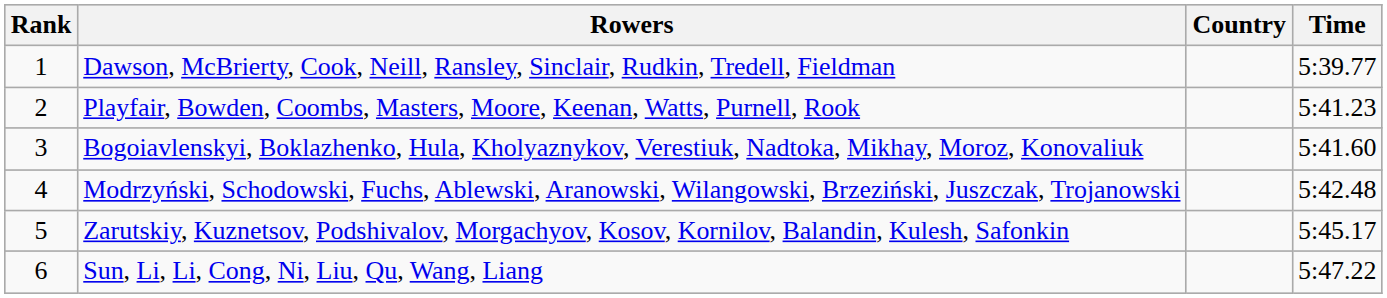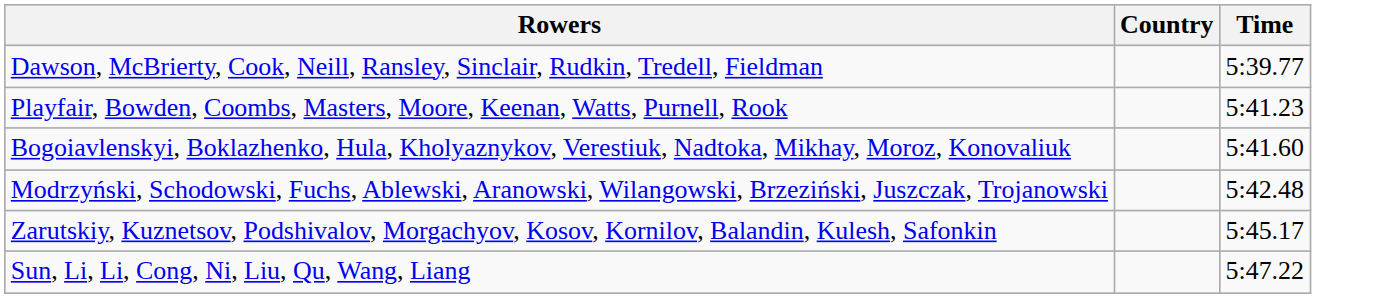- column: (41, 25)
